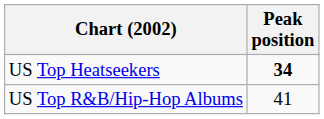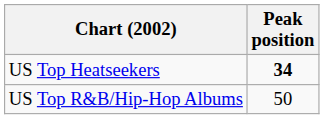(283, 98) 41 -> (283, 98) 50
